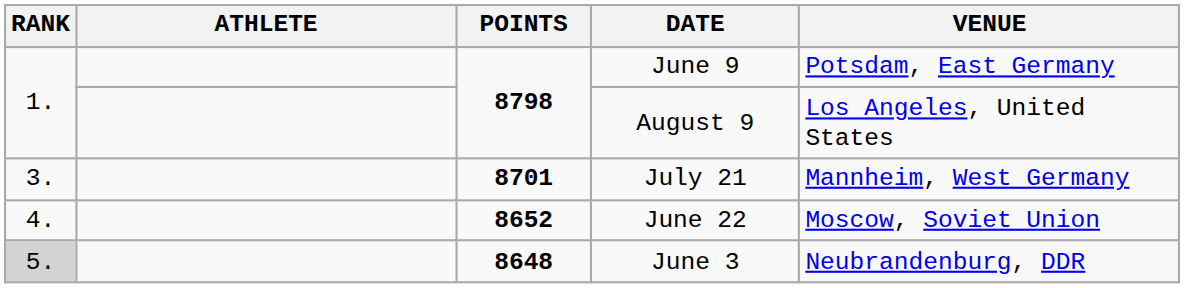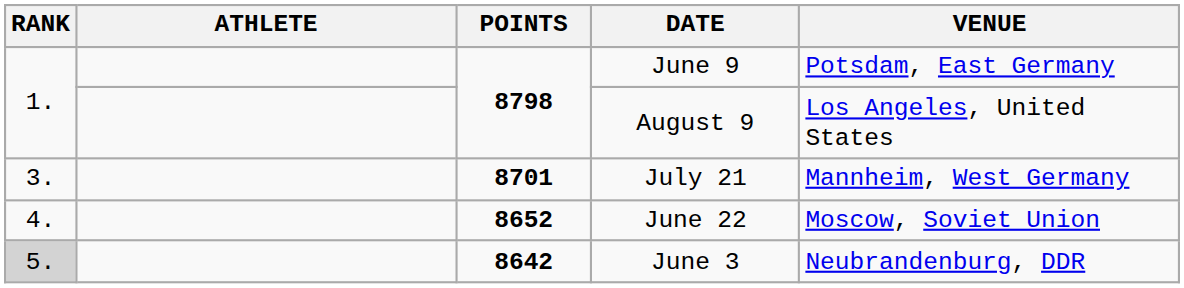(524, 261) 8648 -> (524, 261) 8642
